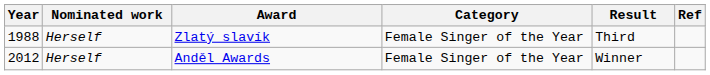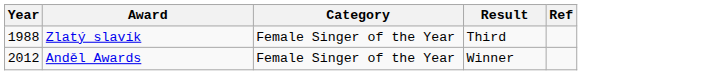- column: (107, 15)
